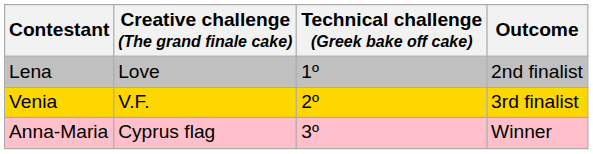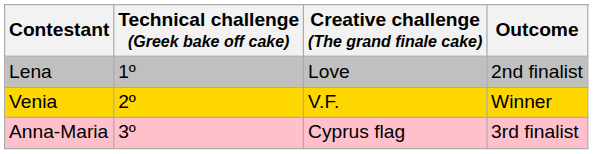columns swapped: (392, 30) <-> (205, 30)
(535, 102) 3rd finalist -> (522, 102) Winner
(522, 132) Winner -> (535, 132) 3rd finalist
